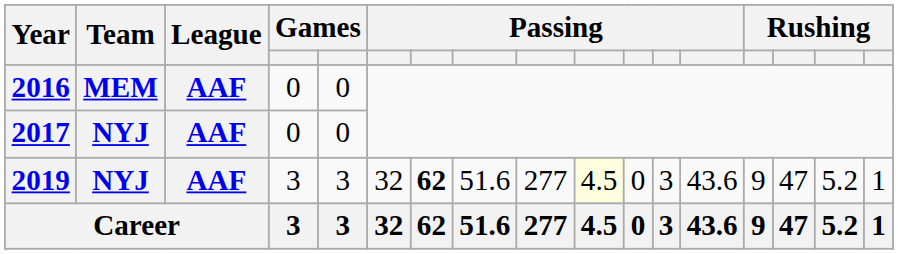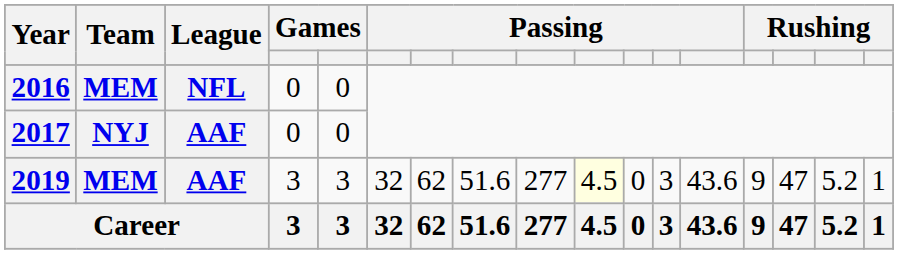(216, 87) AAF -> (216, 87) NFL
(120, 179) NYJ -> (120, 179) MEM
(431, 179) bold -> (431, 179) normal
